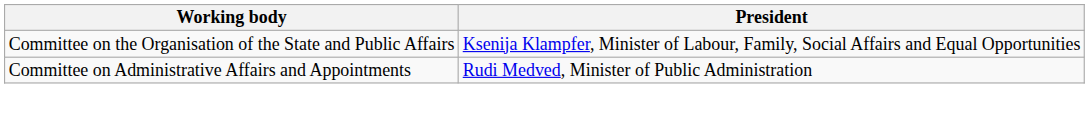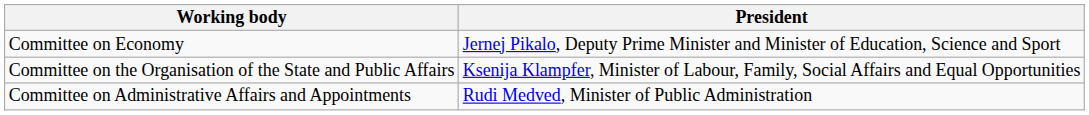+ row: (96, 43)
